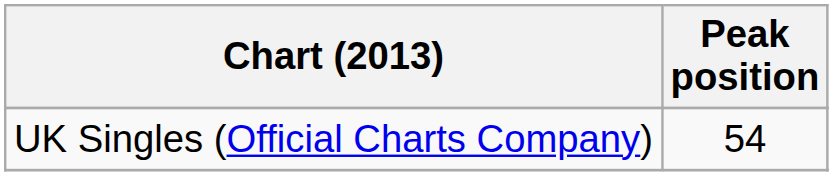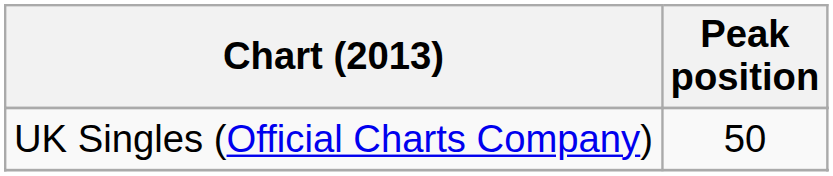(745, 138) 54 -> (745, 138) 50
